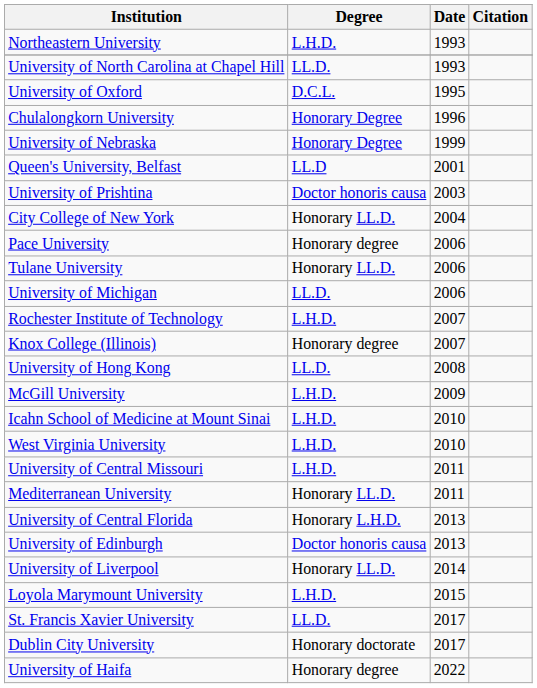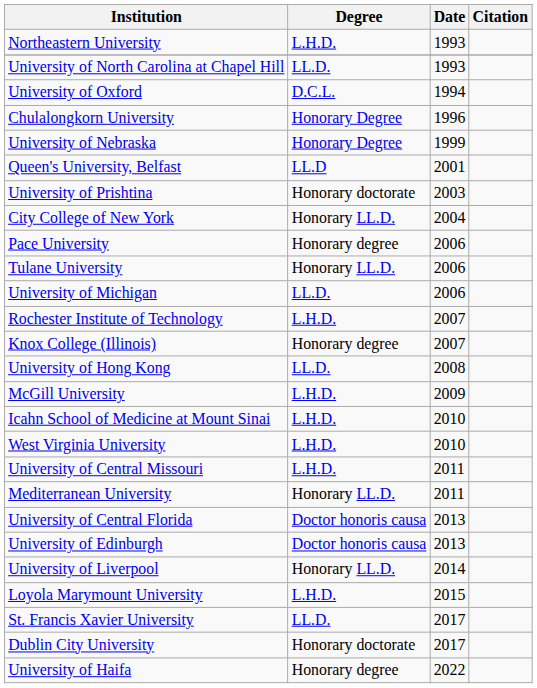(449, 92) 1995 -> (449, 92) 1994
(359, 192) Doctor honoris causa -> (354, 192) Honorary doctorate
(346, 519) Honorary L.H.D. -> (359, 519) Doctor honoris causa
